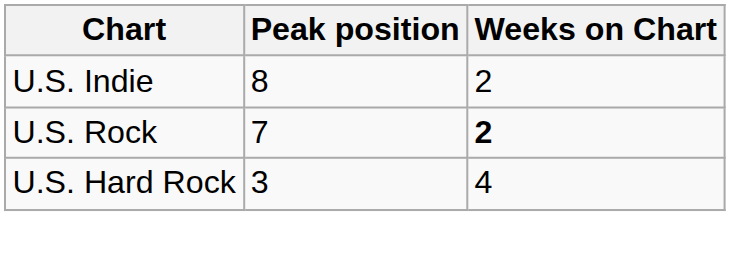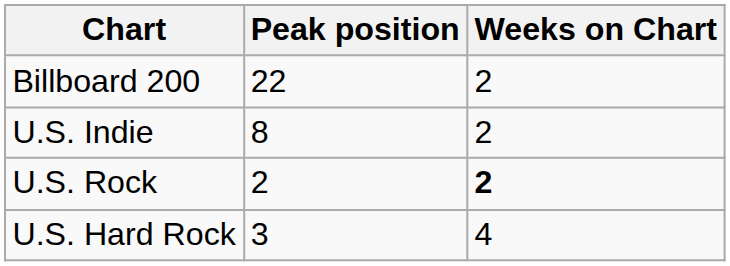+ row: (106, 81)
(260, 132) 7 -> (260, 183) 2
